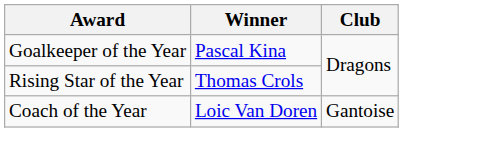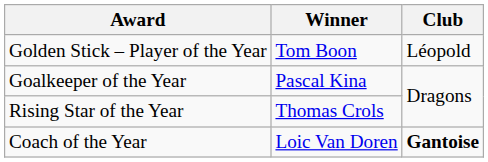+ row: (138, 50)
(360, 111) normal -> (443, 141) bold
